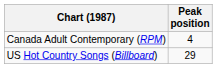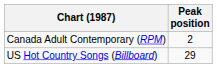(190, 39) 4 -> (190, 39) 2
